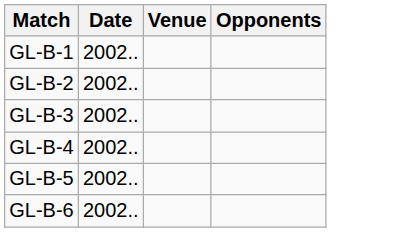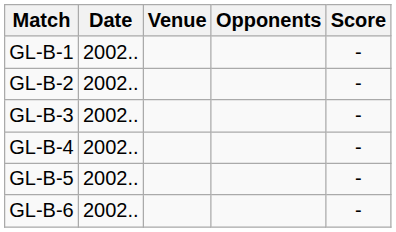+ column: (358, 20)
